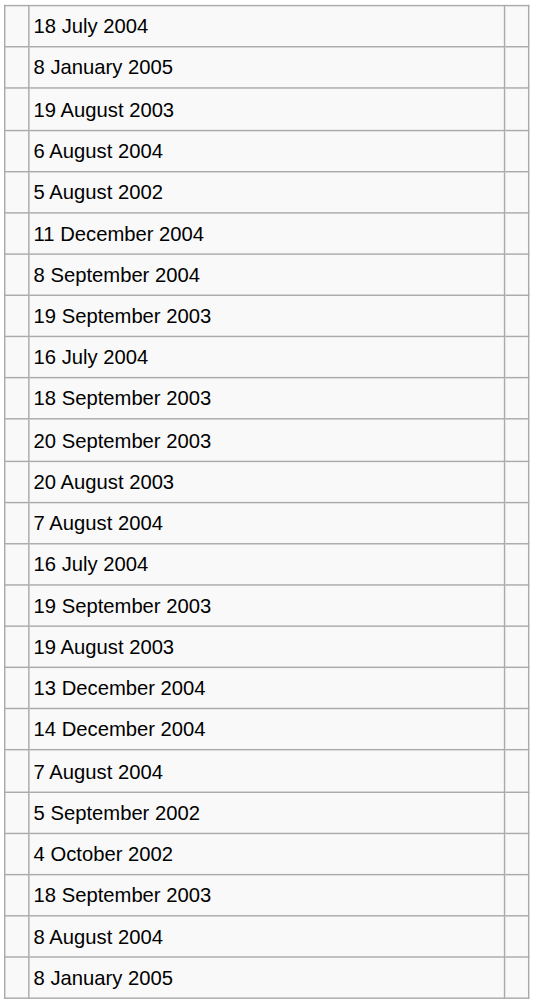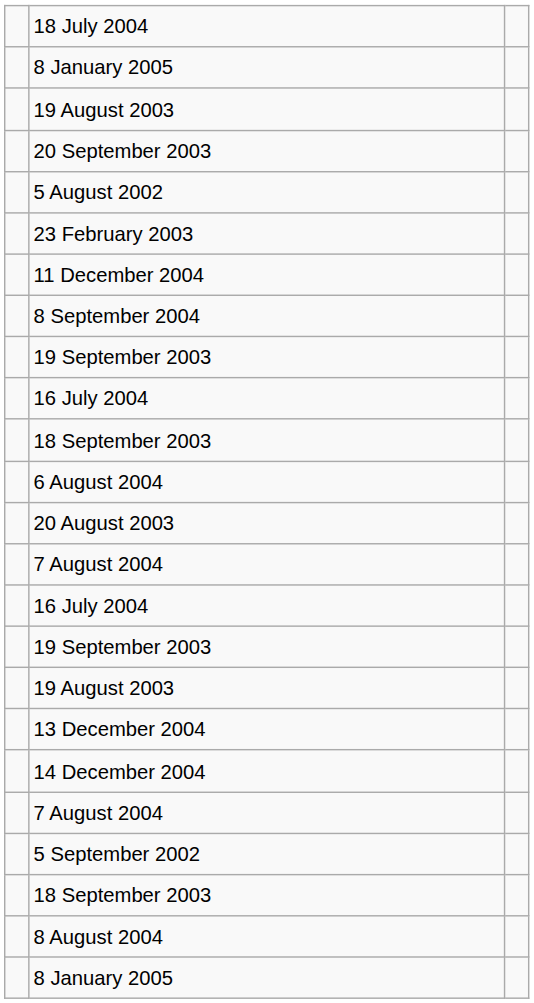rows swapped: (17, 151) <-> (17, 440)
+ row: (17, 233)
- row: (17, 854)
